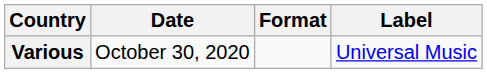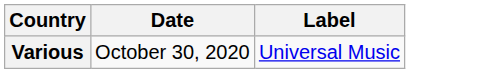- column: (293, 20)
